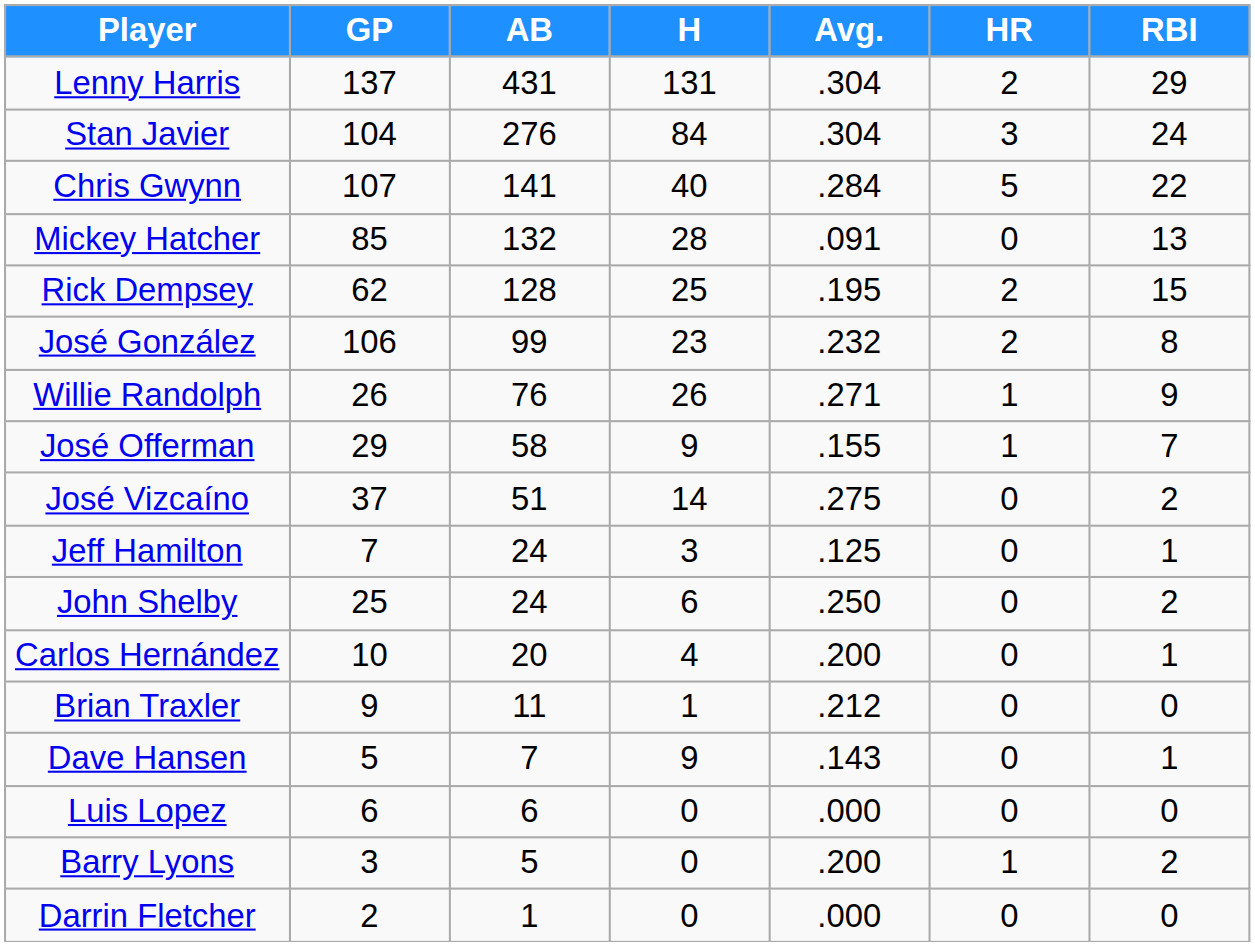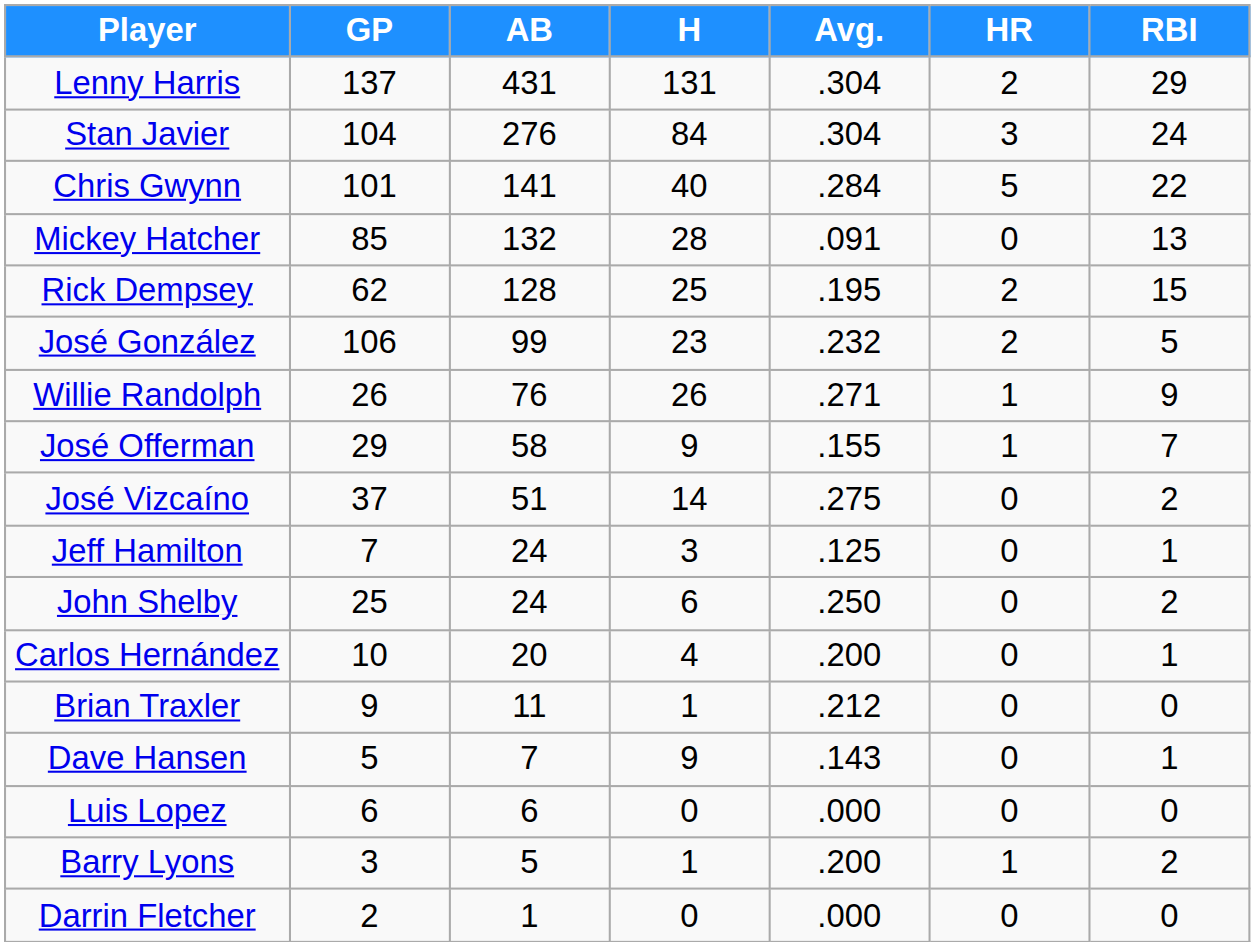(369, 186) 107 -> (369, 186) 101
(1169, 342) 8 -> (1169, 342) 5
(689, 862) 0 -> (689, 862) 1
